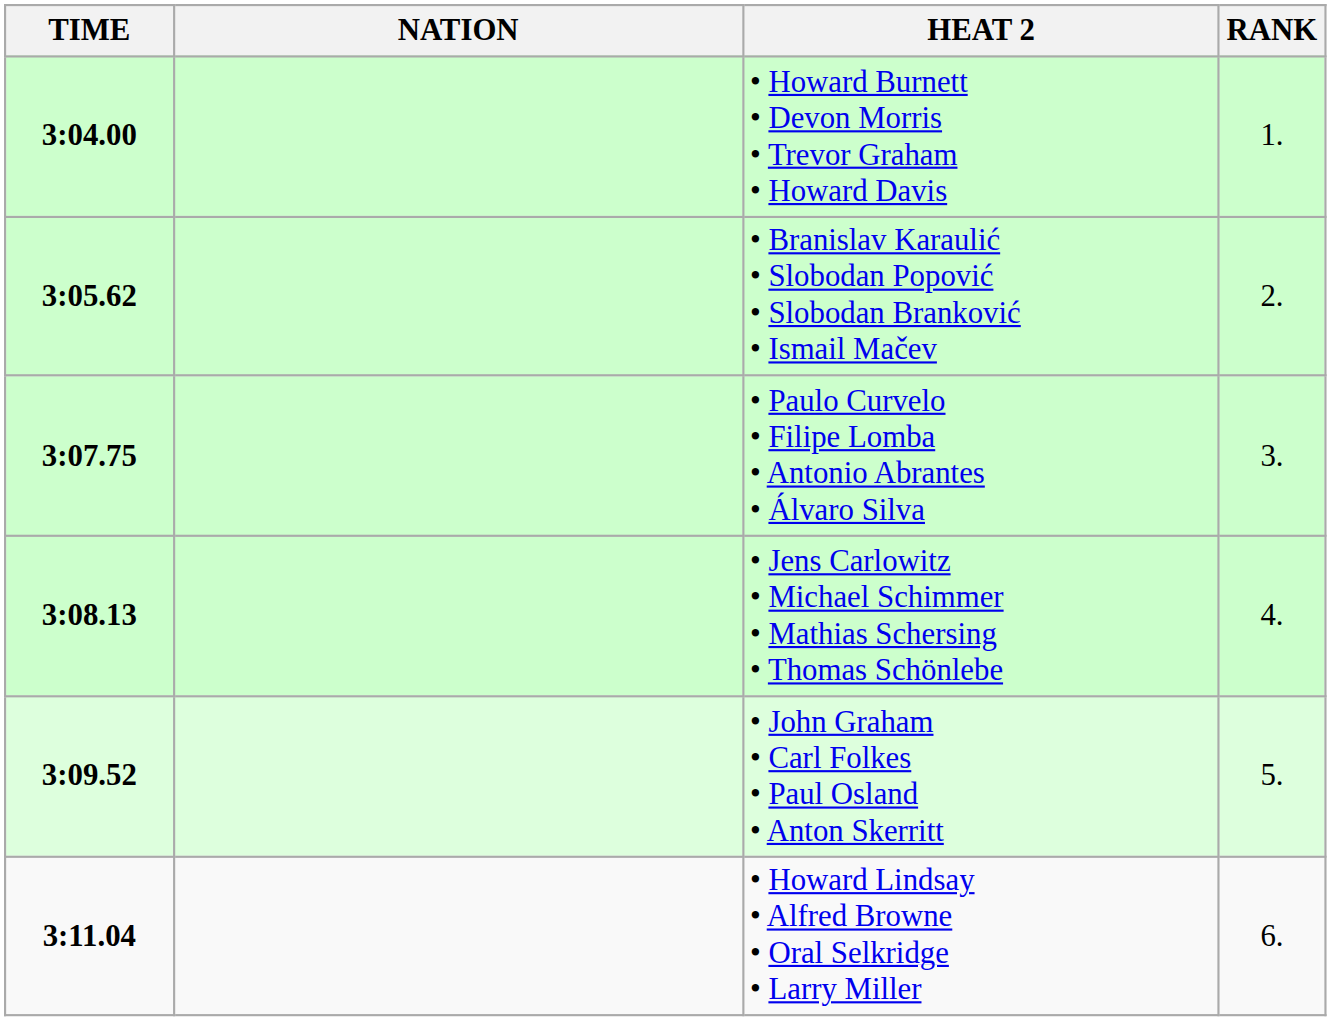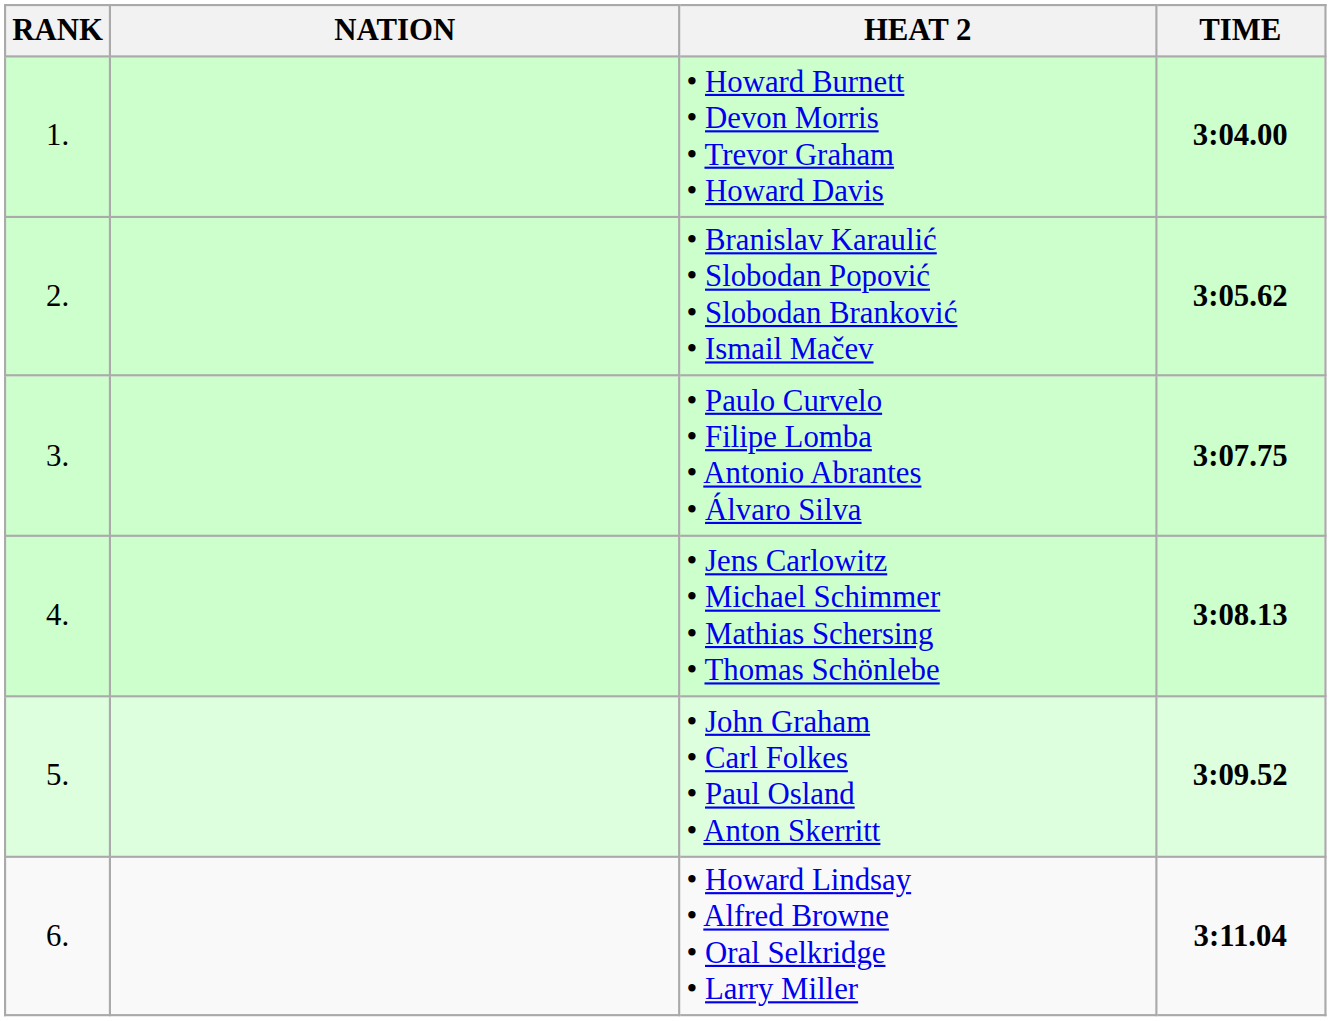columns swapped: (1272, 30) <-> (89, 30)
